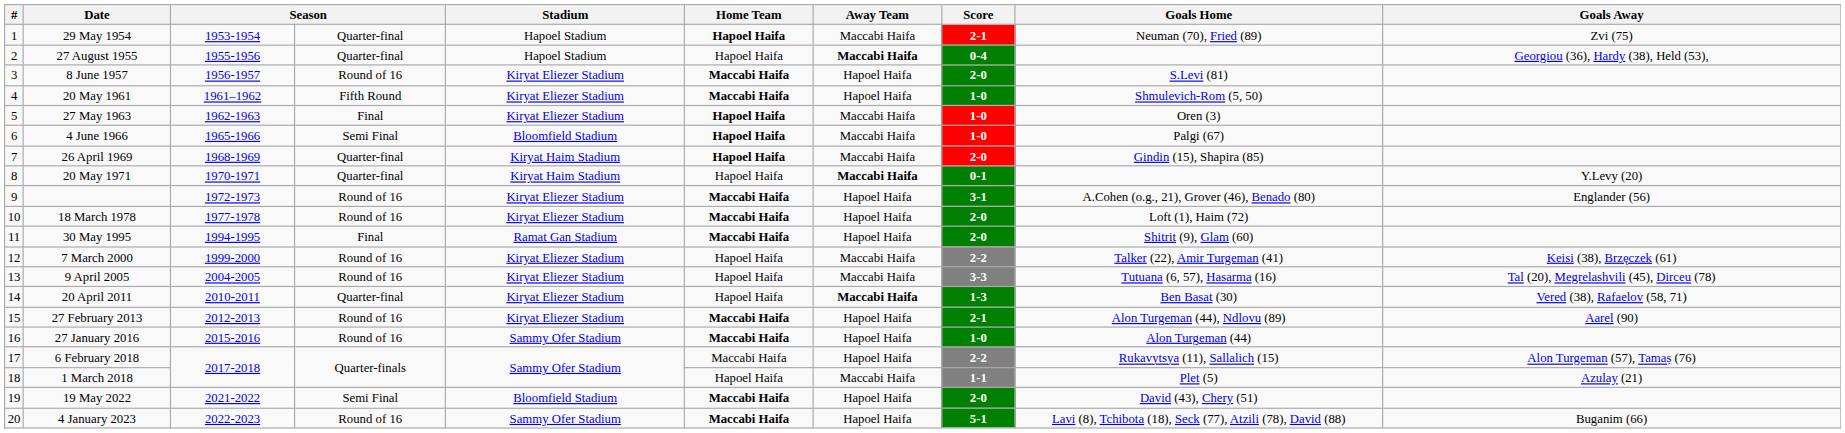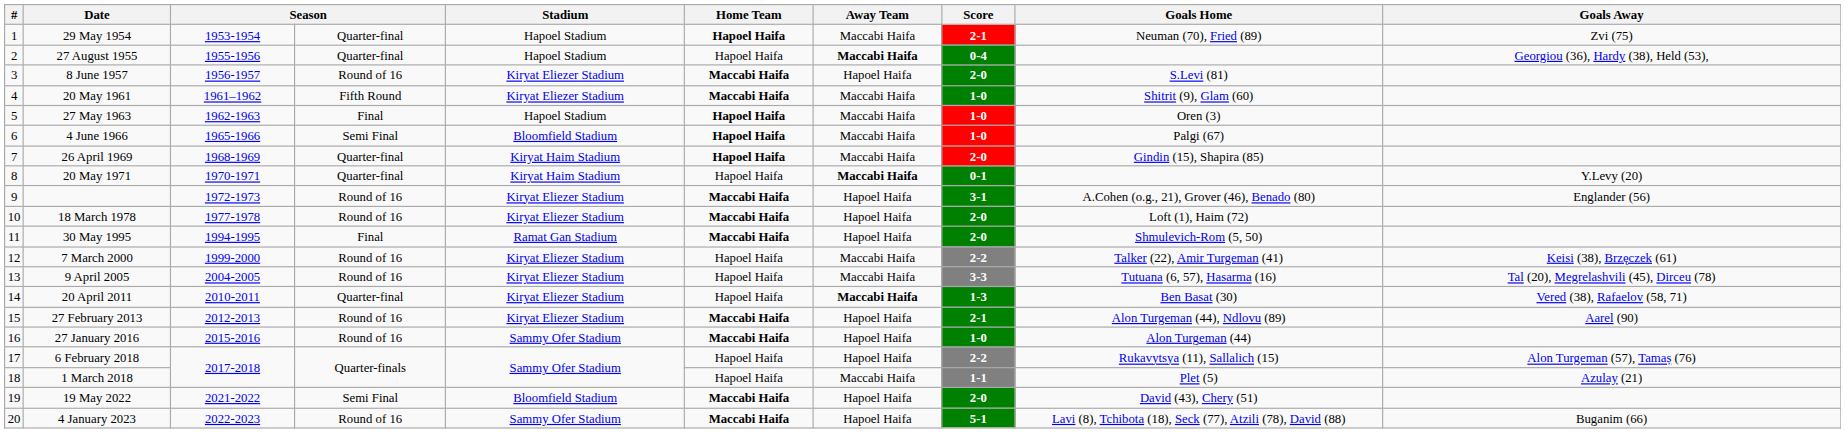(877, 95) Hapoel Haifa -> (877, 95) Maccabi Haifa
(1199, 95) Shmulevich-Rom (5, 50) -> (1199, 95) Shitrit (9), Glam (60)
(565, 115) Kiryat Eliezer Stadium -> (565, 115) Hapoel Stadium
(1199, 236) Shitrit (9), Glam (60) -> (1199, 236) Shmulevich-Rom (5, 50)
(749, 357) Maccabi Haifa -> (749, 357) Hapoel Haifa
